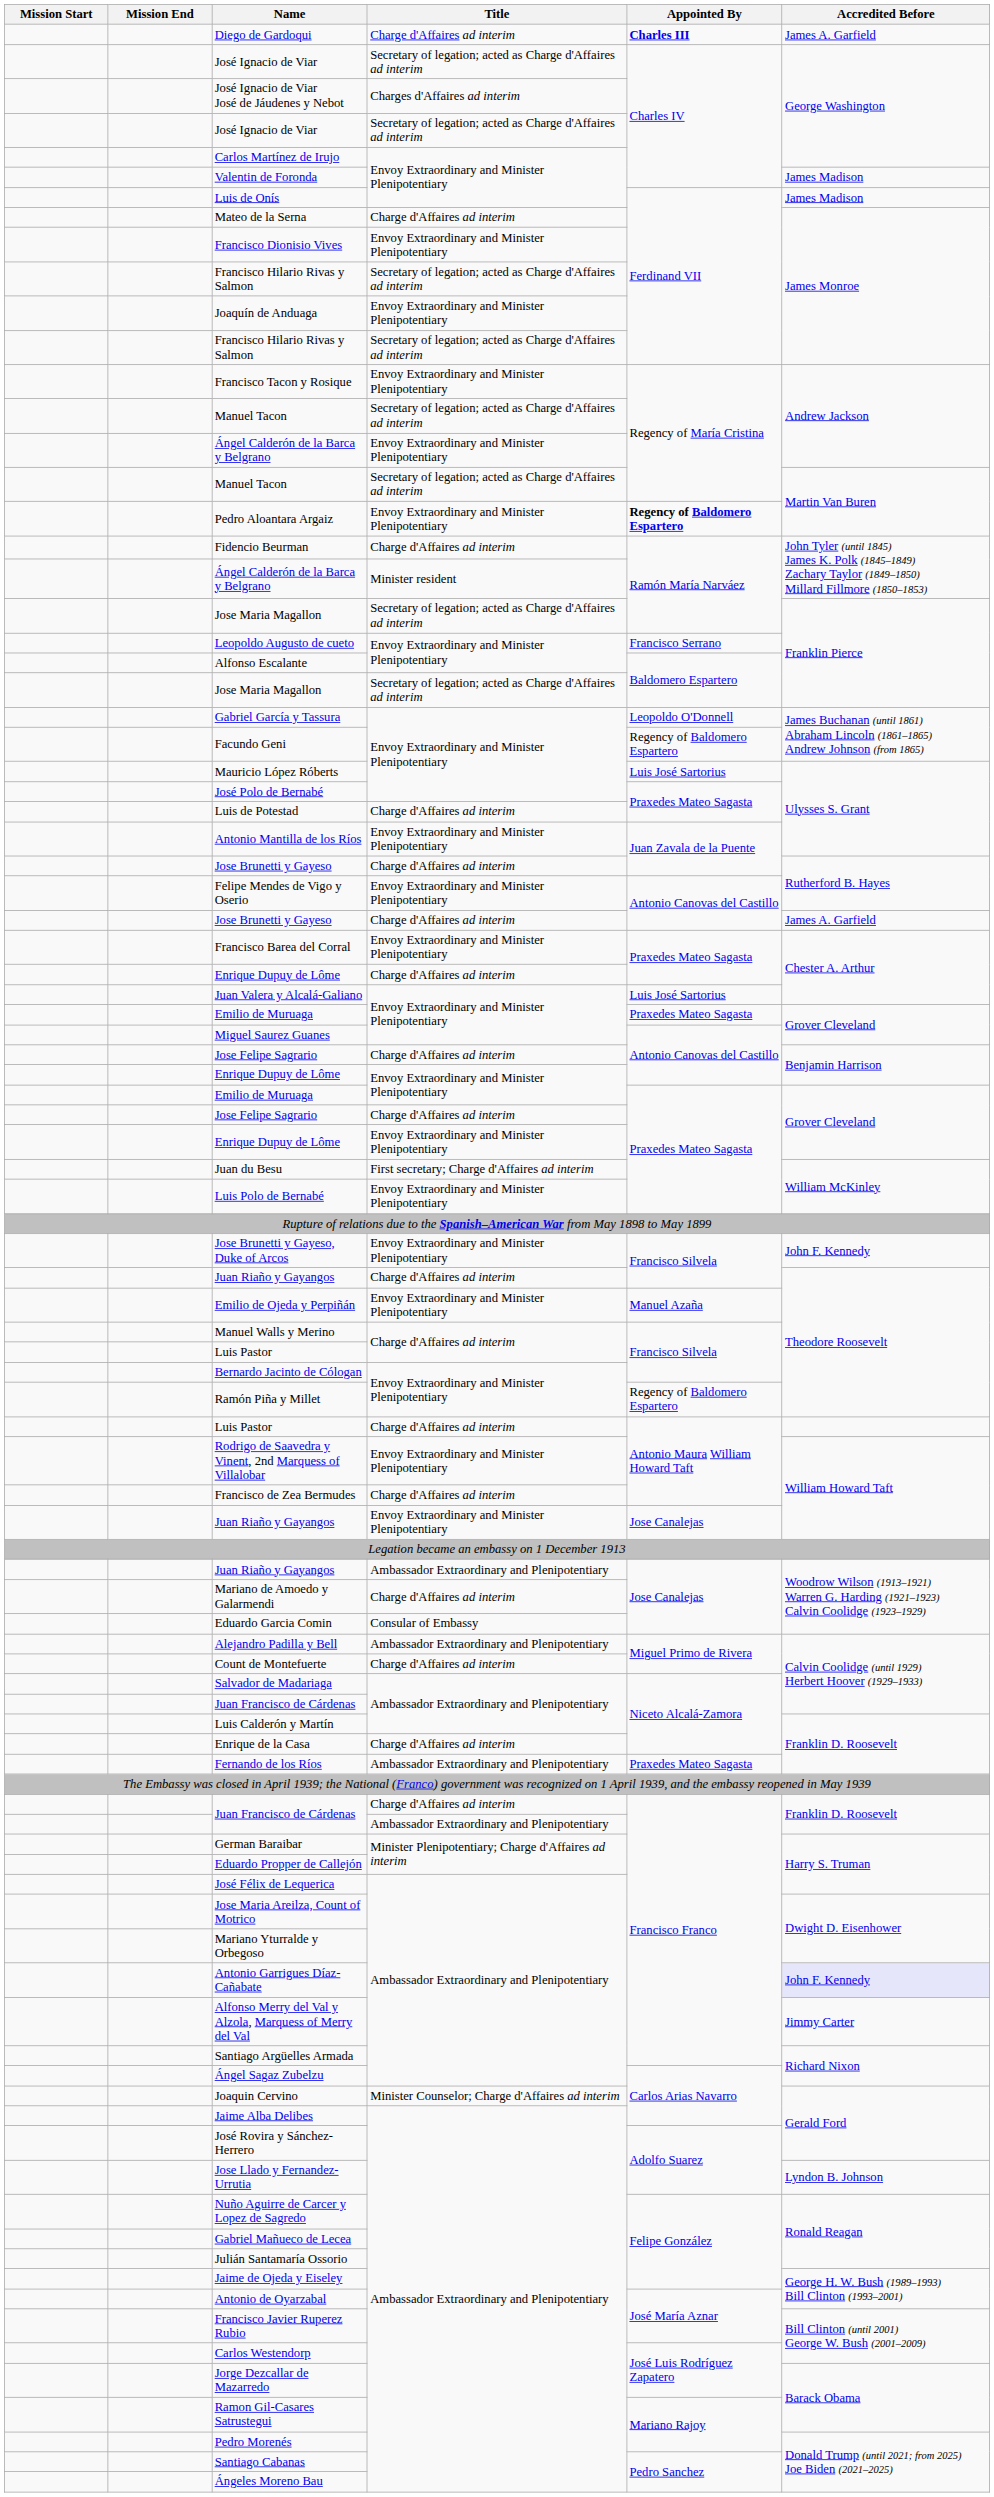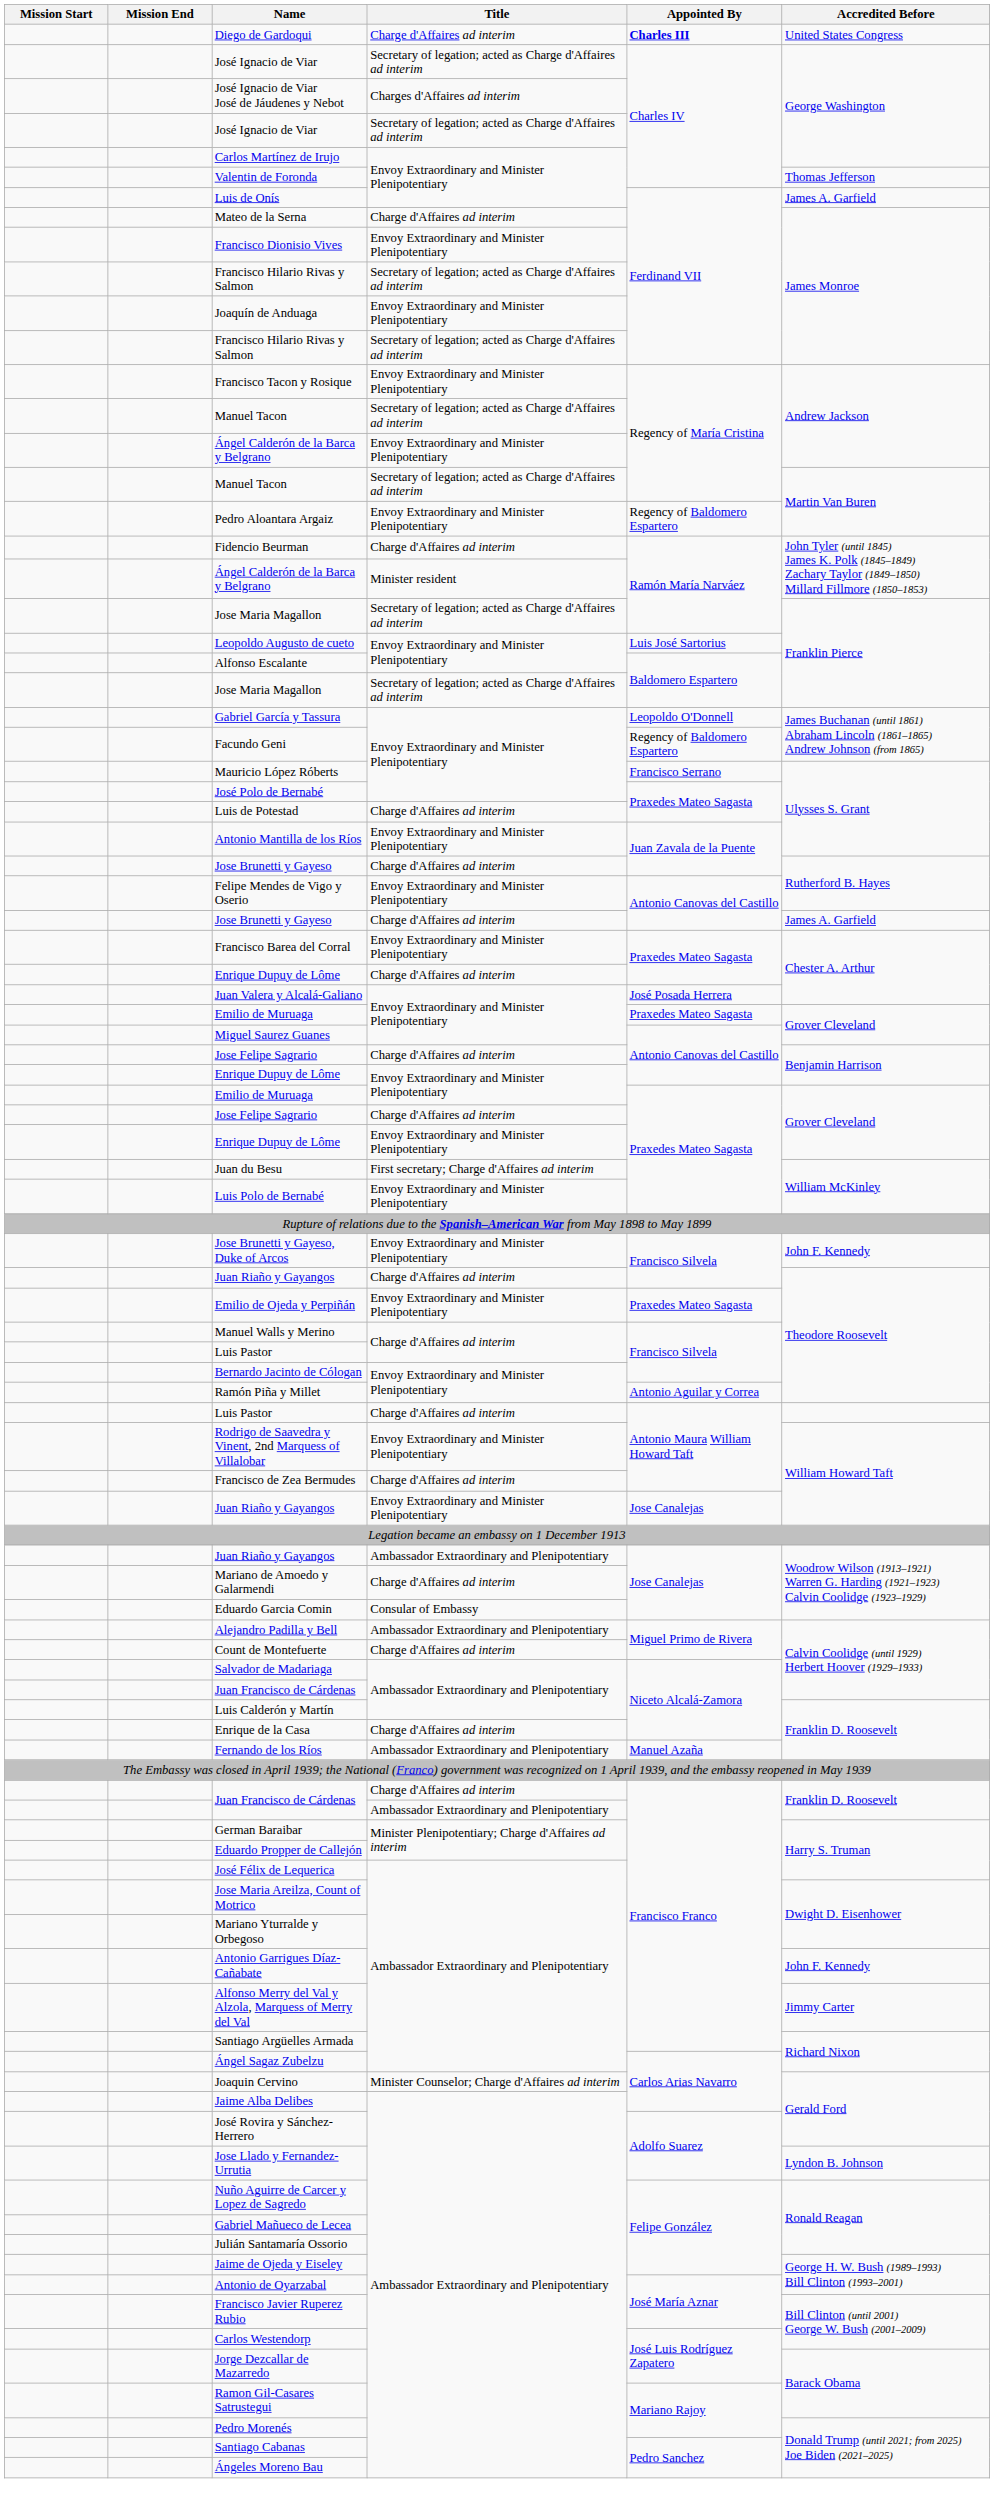(830, 34) James A. Garfield -> (844, 34) United States Congress
(824, 177) James Madison -> (830, 177) Thomas Jefferson
(824, 197) James Madison -> (830, 197) James A. Garfield
(690, 518) bold -> (688, 518) normal
(675, 642) Francisco Serrano -> (678, 642) Luis José Sartorius
(678, 771) Luis José Sartorius -> (675, 771) Francisco Serrano
(678, 994) Luis José Sartorius -> (681, 994) José Posada Herrera
(666, 1305) Manuel Azaña -> (691, 1305) Praxedes Mateo Sagasta
(688, 1399) Regency of Baldomero Espartero -> (694, 1392) Antonio Aguilar y Correa
(691, 1764) Praxedes Mateo Sagasta -> (666, 1749) Manuel Azaña
(828, 1980) lavender background -> (828, 1965) no background
